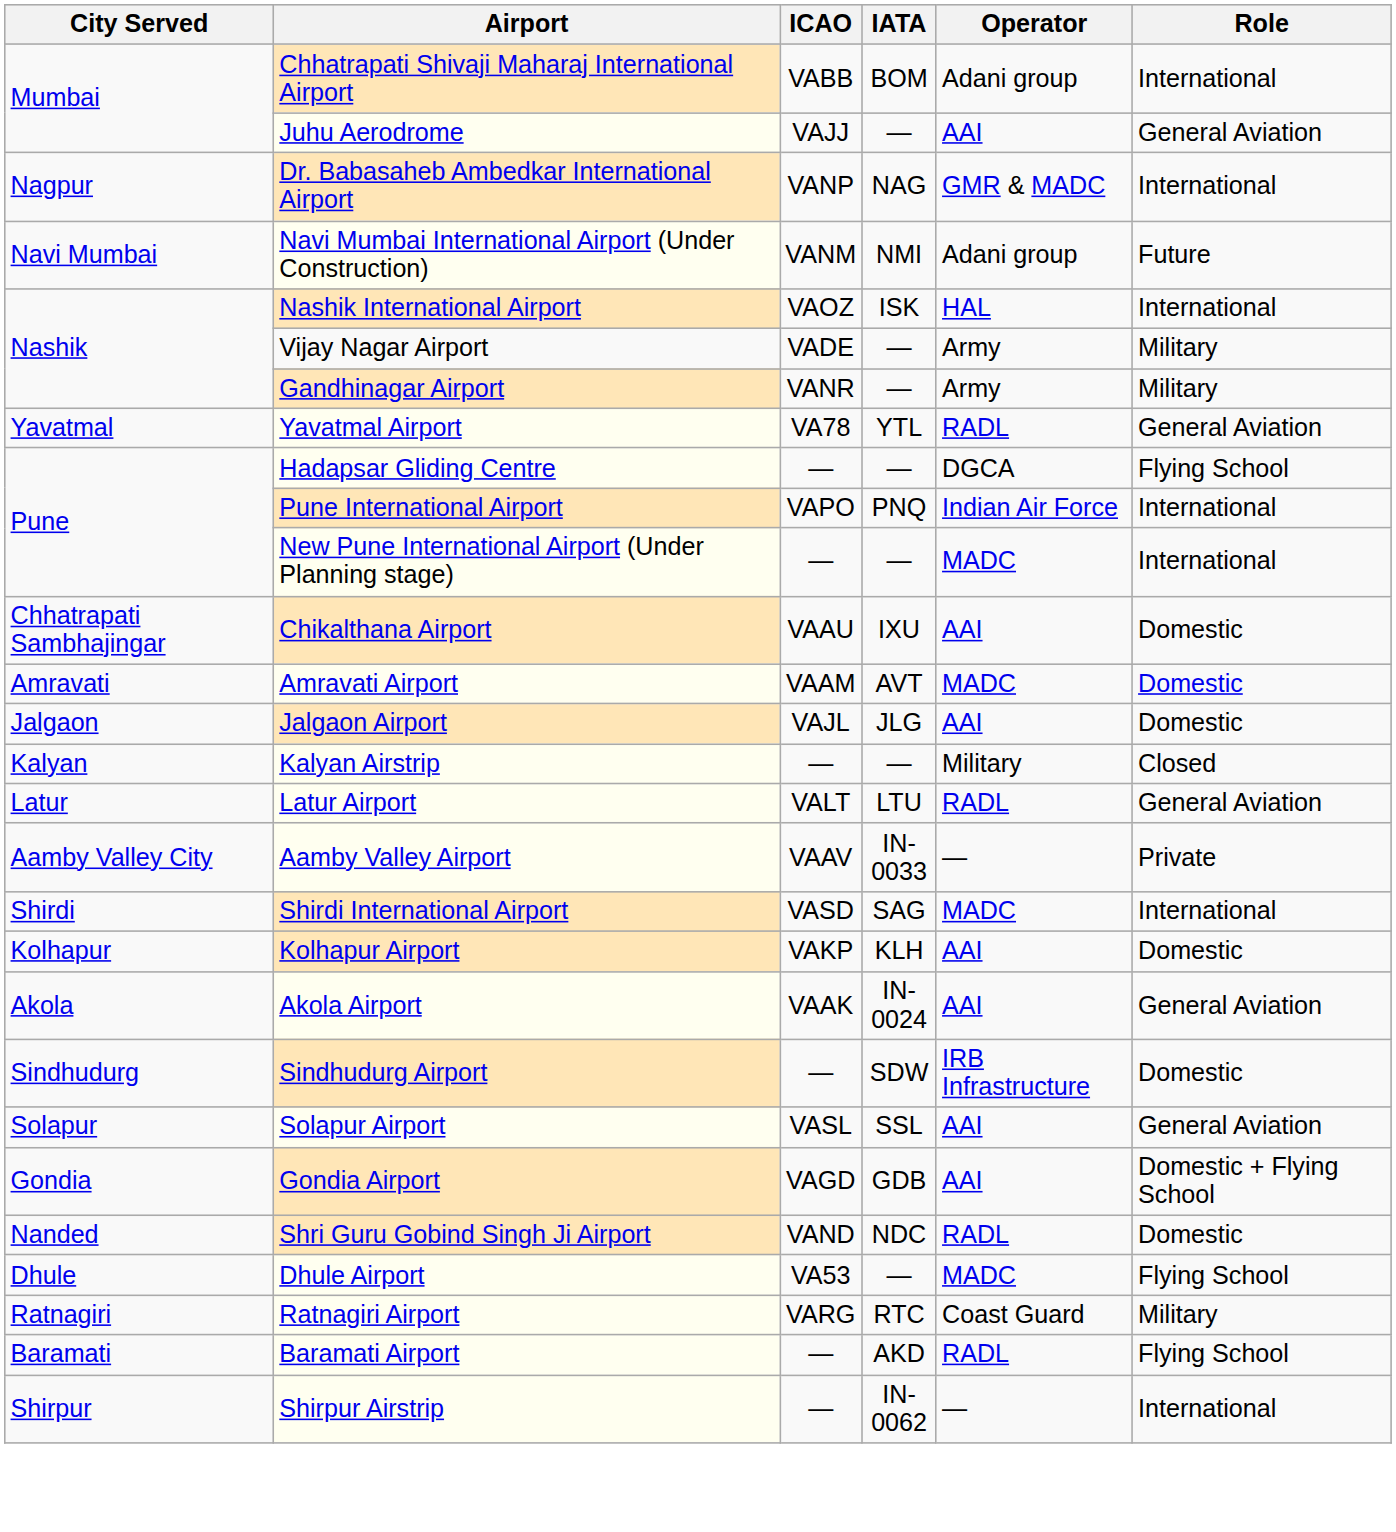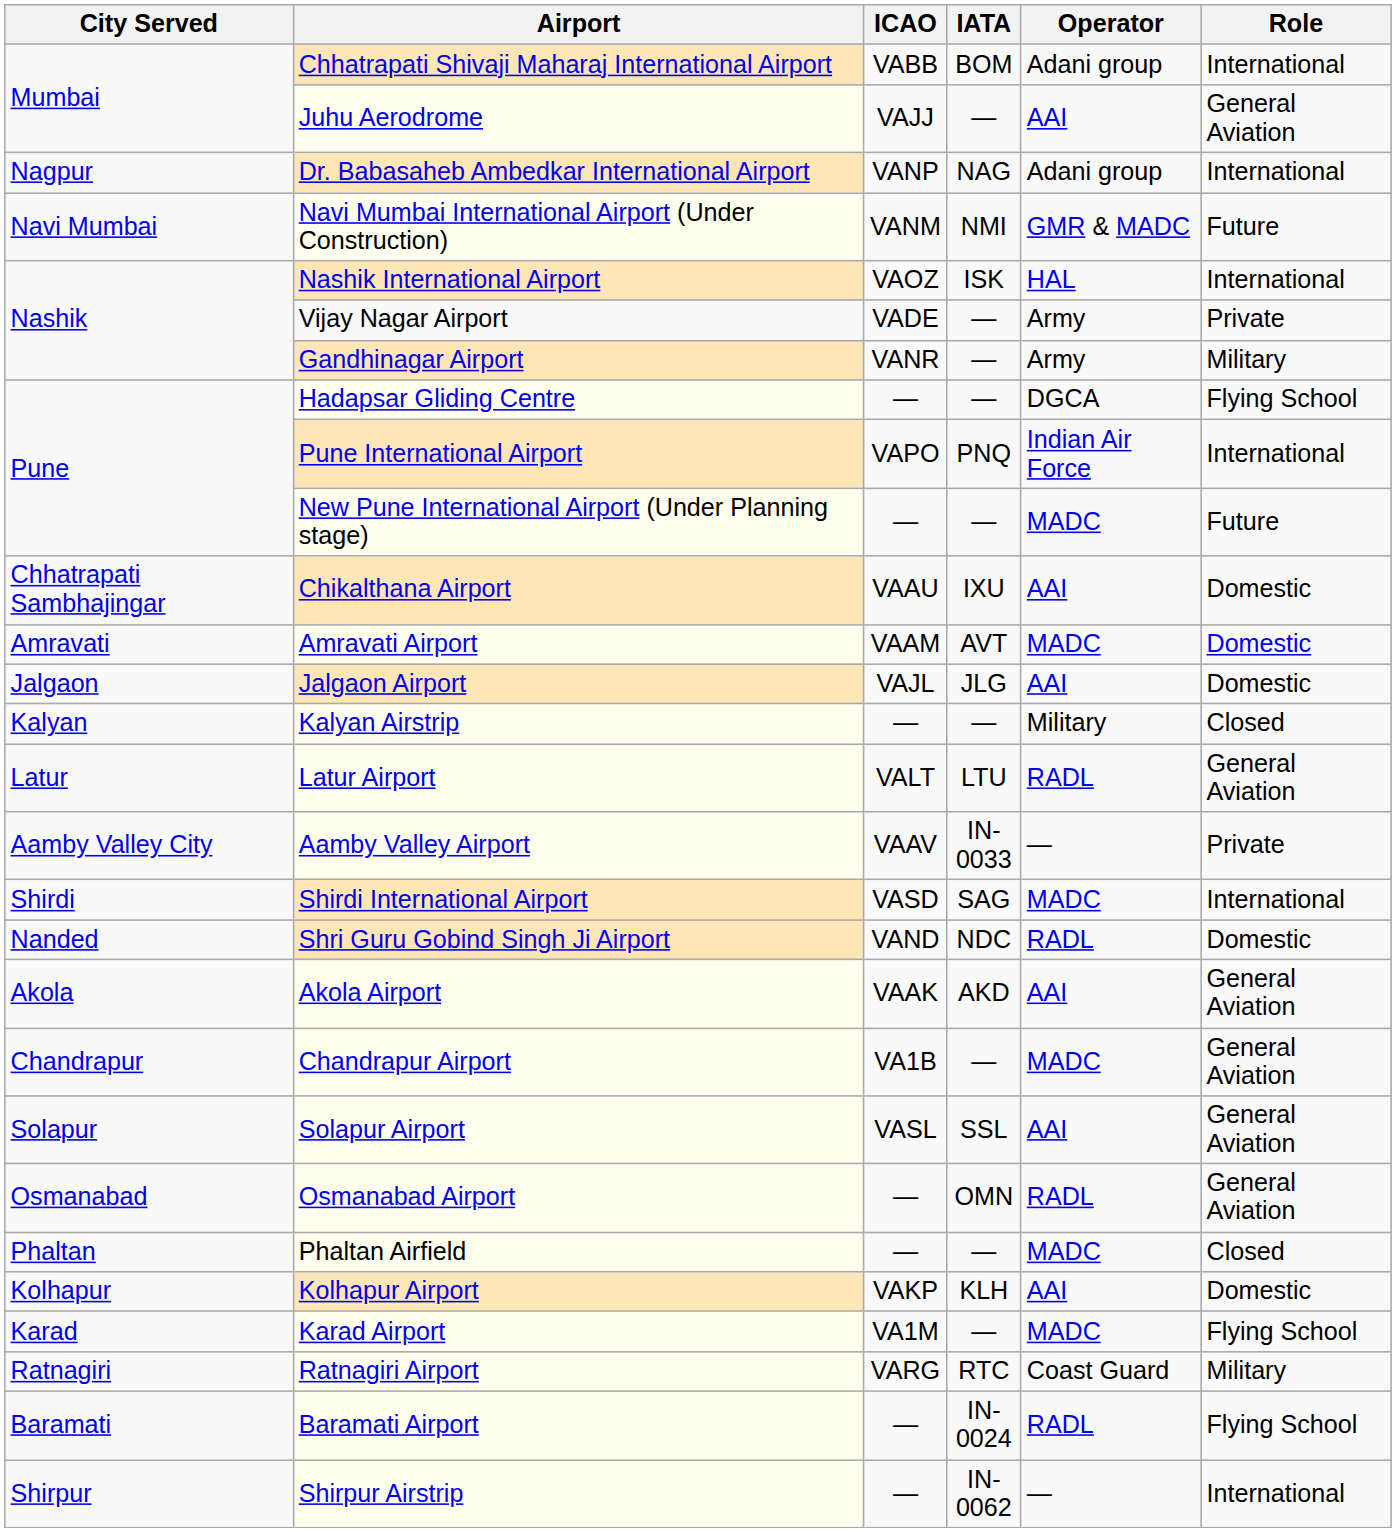(1024, 186) GMR & MADC -> (1095, 172) Adani group
(1010, 254) Adani group -> (1108, 226) GMR & MADC
(1178, 348) Military -> (1246, 319) Private
- row: (371, 427)
(1207, 561) International -> (1243, 521) Future
rows swapped: (465, 1234) <-> (369, 950)
(899, 1004) IN-0024 -> (984, 993) AKD
- row: (383, 1072)
+ row: (405, 1061)
- row: (360, 1180)
+ row: (407, 1197)
+ row: (382, 1251)
- row: (352, 1274)
+ row: (372, 1331)
(899, 1354) AKD -> (984, 1425) IN-0024
